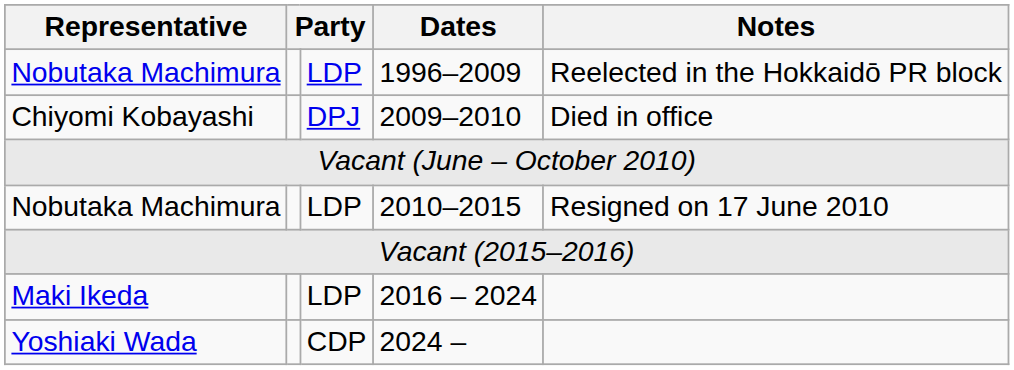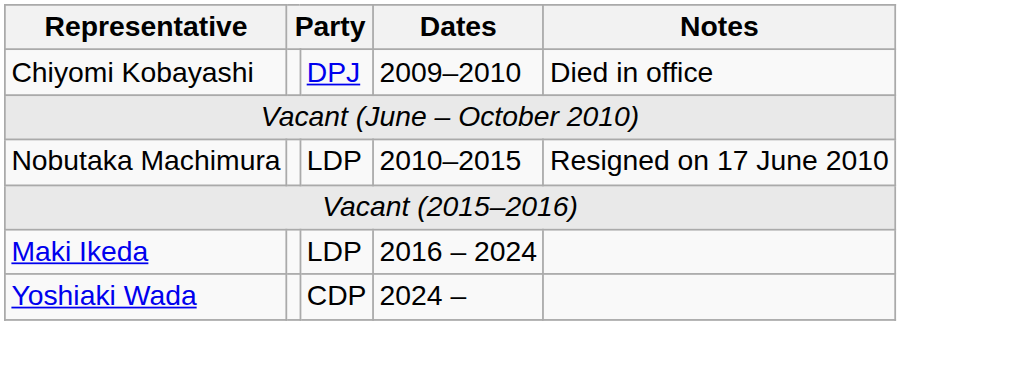- row: (450, 71)
